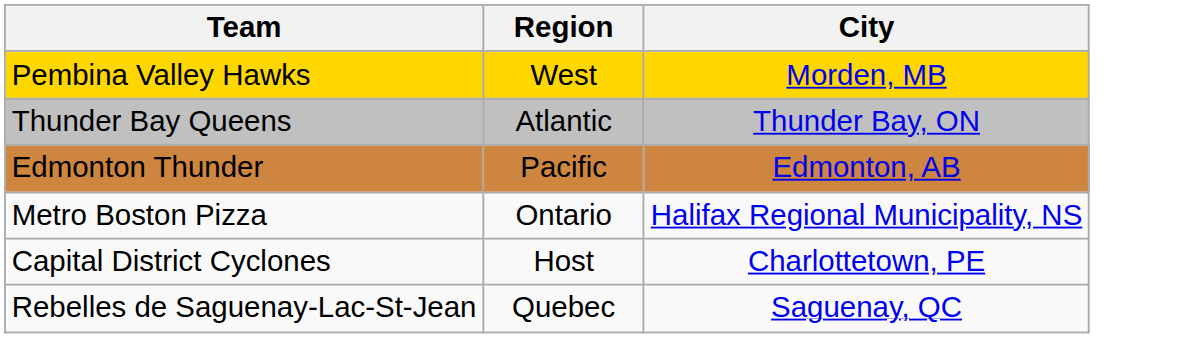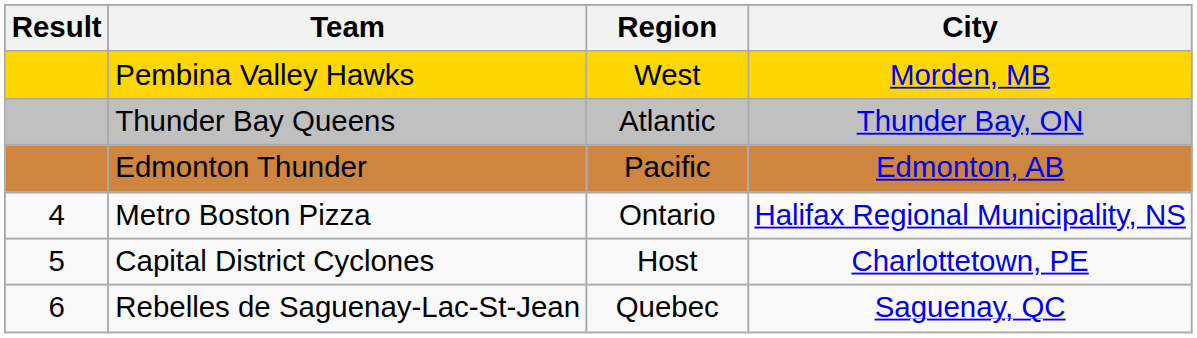+ column: (57, 27)
